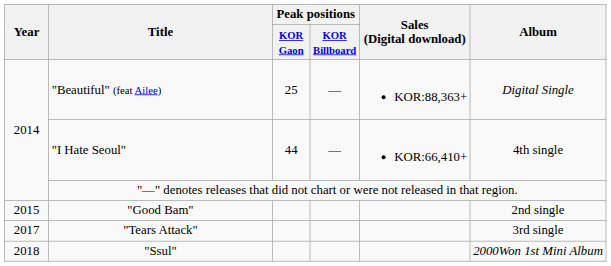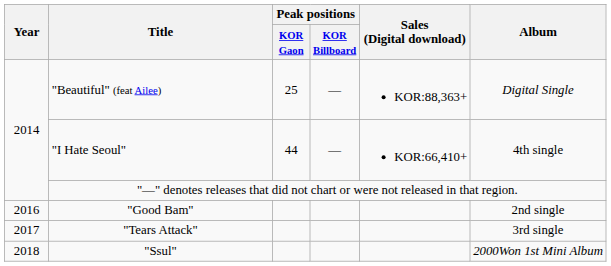(27, 210) 2015 -> (27, 210) 2016
